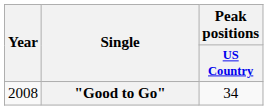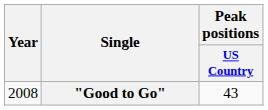(231, 93) 34 -> (231, 93) 43
